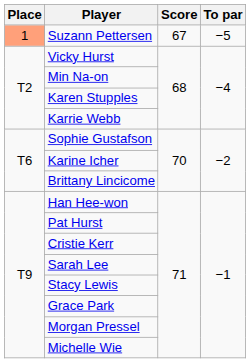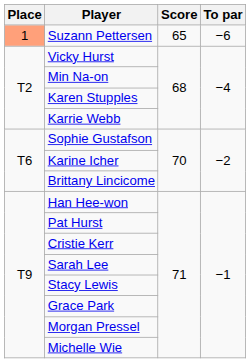(179, 35) 67 -> (179, 35) 65
(223, 35) −5 -> (223, 35) −6
